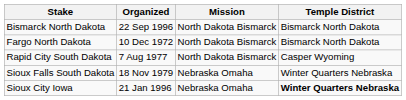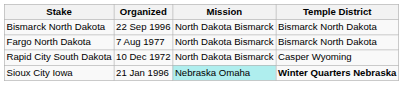(146, 42) 10 Dec 1972 -> (140, 42) 7 Aug 1977
(143, 57) 7 Aug 1977 -> (143, 57) 10 Dec 1972
- row: (60, 73)
(215, 88) no background -> (213, 73) paleturquoise background
